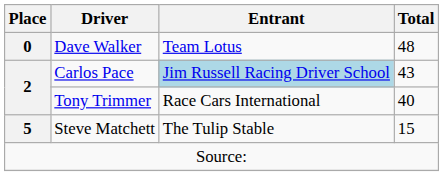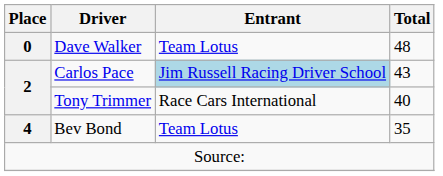+ row: (88, 128)
- row: (105, 128)
